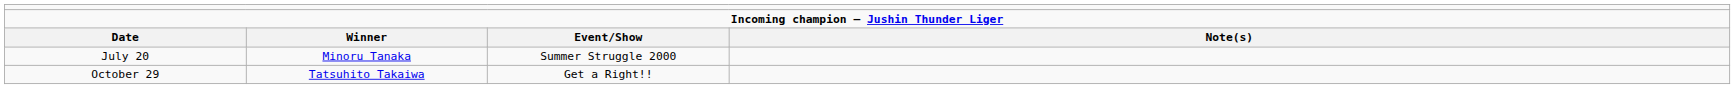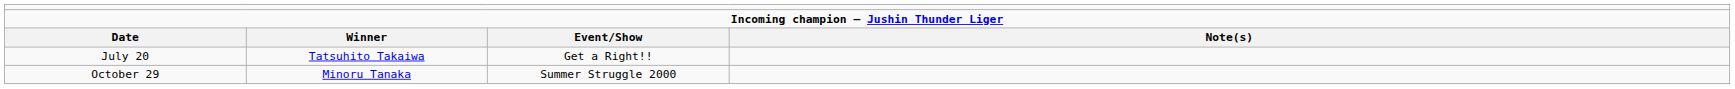(367, 56) Minoru Tanaka -> (367, 56) Tatsuhito Takaiwa
(608, 56) Summer Struggle 2000 -> (608, 56) Get a Right!!
(367, 74) Tatsuhito Takaiwa -> (367, 74) Minoru Tanaka
(608, 74) Get a Right!! -> (608, 74) Summer Struggle 2000
